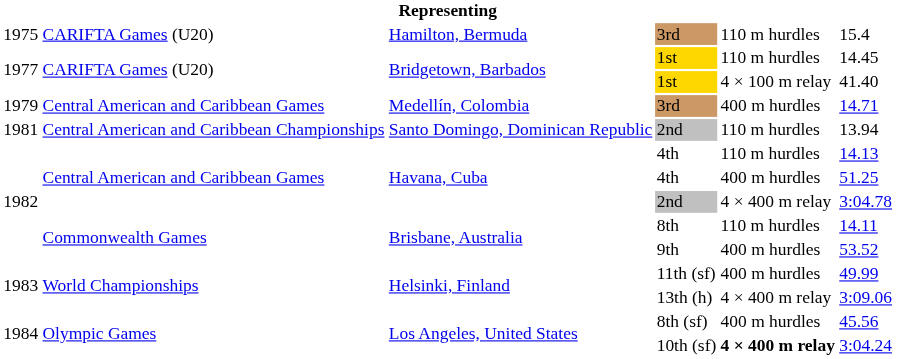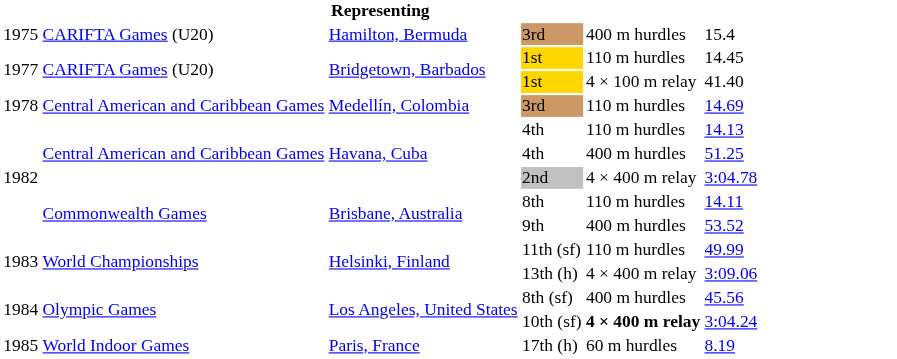(770, 34) 110 m hurdles -> (636, 34) 400 m hurdles
(21, 105) 1979 -> (21, 105) 1978
(771, 105) 400 m hurdles -> (635, 105) 110 m hurdles
(859, 105) 14.71 -> (724, 105) 14.69
- row: (521, 129)
(771, 273) 400 m hurdles -> (635, 249) 110 m hurdles
+ row: (374, 345)
